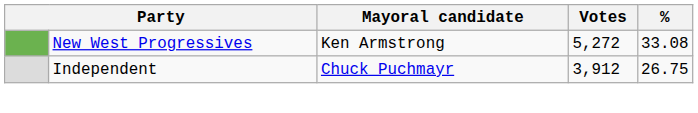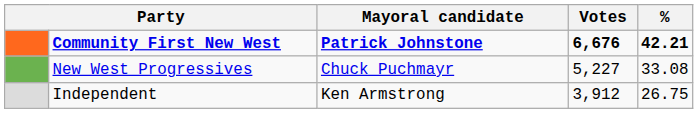+ row: (167, 43)
(383, 43) Ken Armstrong -> (388, 69) Chuck Puchmayr
(596, 43) 5,272 -> (596, 69) 5,227
(388, 69) Chuck Puchmayr -> (383, 95) Ken Armstrong
